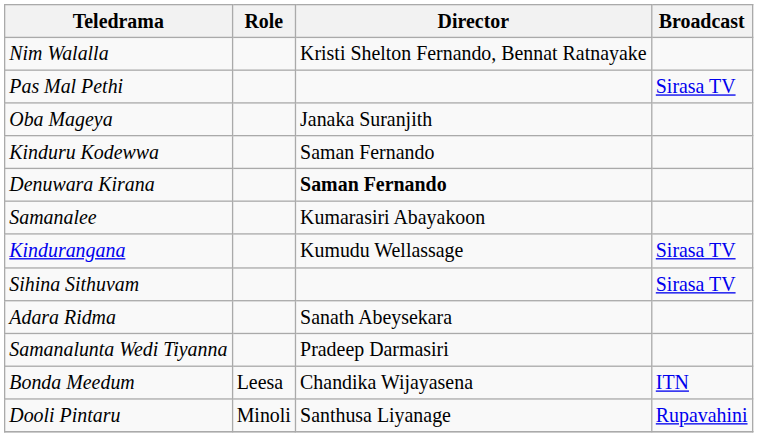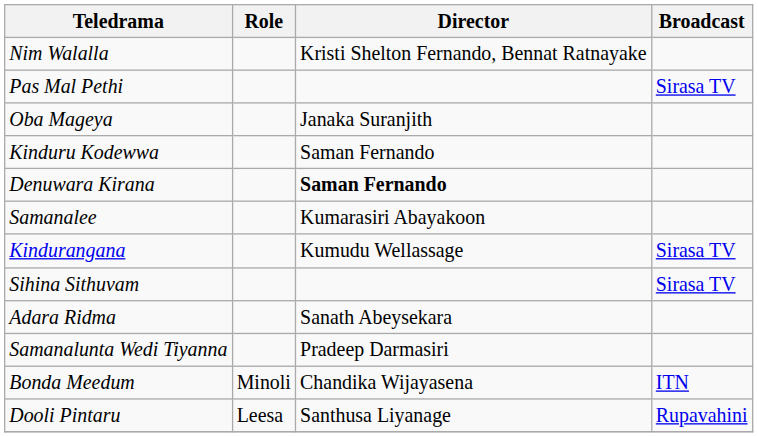(260, 382) Leesa -> (264, 382) Minoli
(264, 415) Minoli -> (260, 415) Leesa
